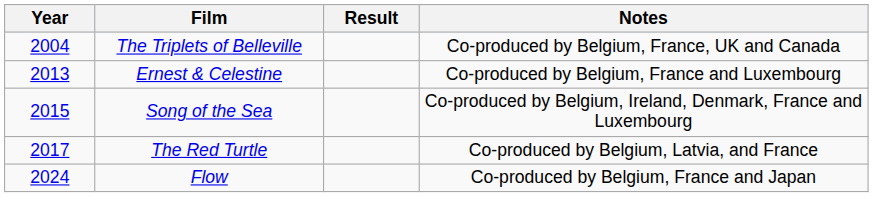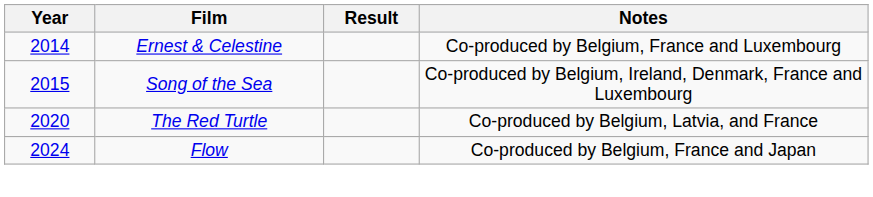- row: (209, 46)
(50, 74) 2013 -> (50, 46) 2014
(50, 149) 2017 -> (50, 121) 2020
